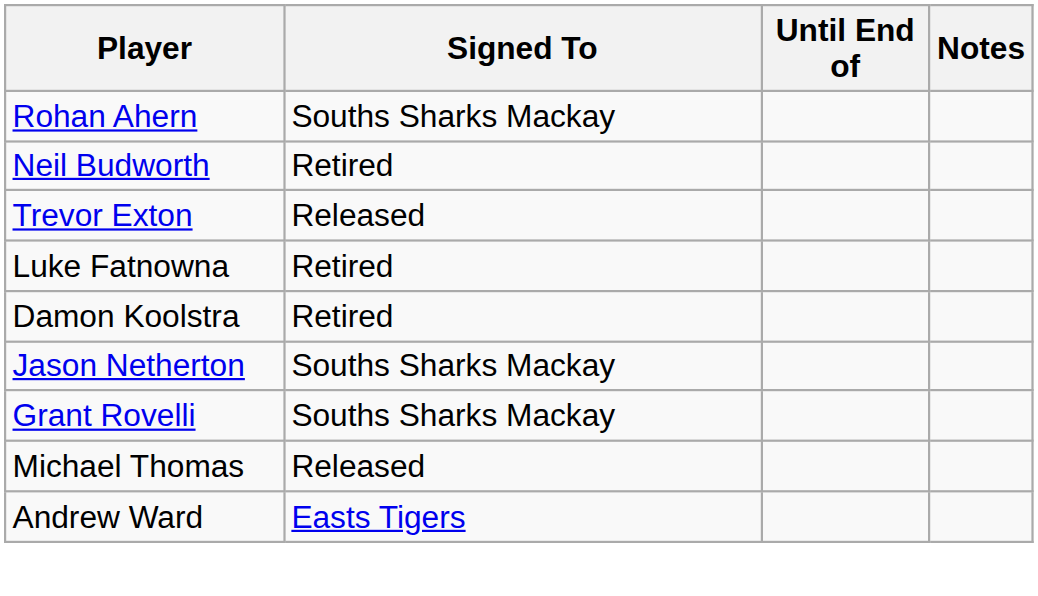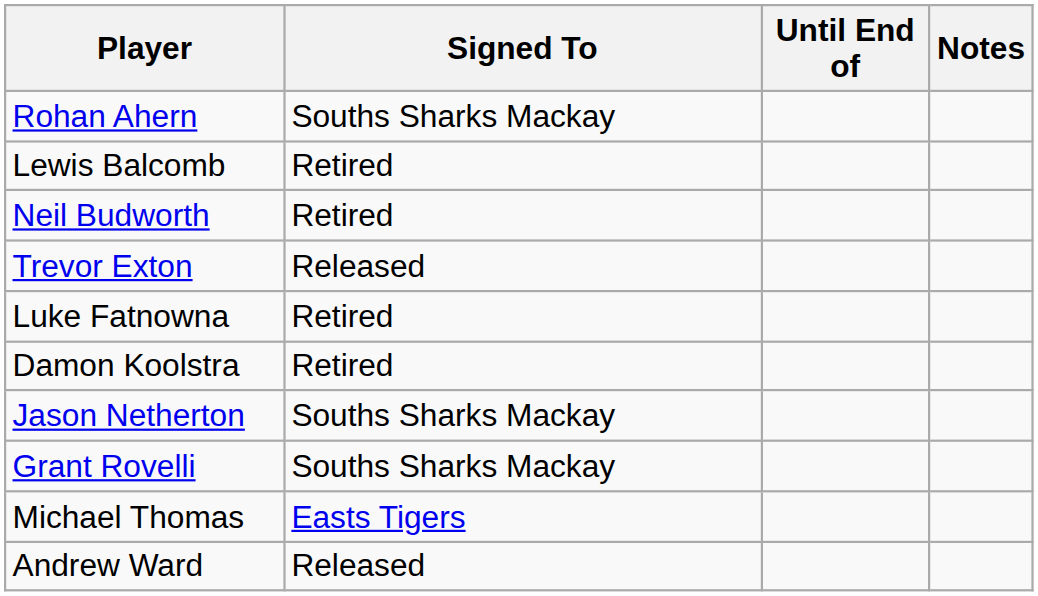+ row: (119, 166)
(358, 466) Released -> (378, 516) Easts Tigers
(378, 516) Easts Tigers -> (358, 566) Released
